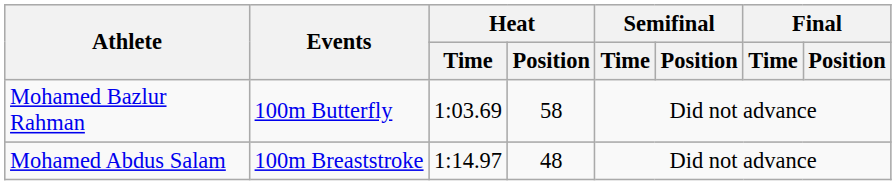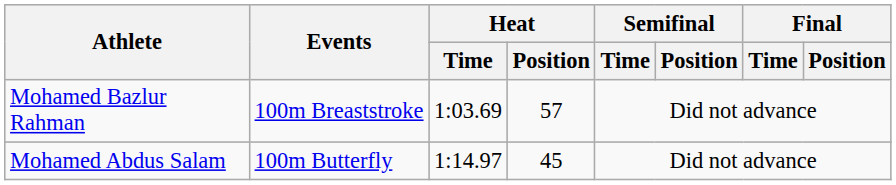(323, 110) 100m Butterfly -> (339, 110) 100m Breaststroke
(551, 110) 58 -> (551, 110) 57
(339, 161) 100m Breaststroke -> (323, 161) 100m Butterfly
(551, 161) 48 -> (551, 161) 45
